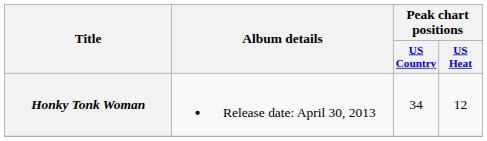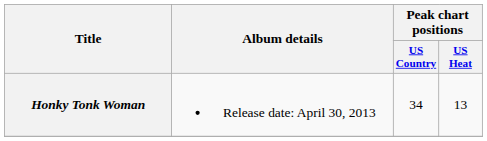(460, 104) 12 -> (460, 104) 13
